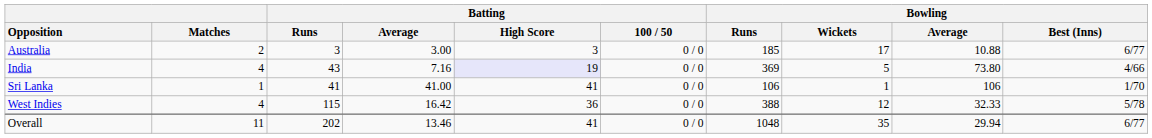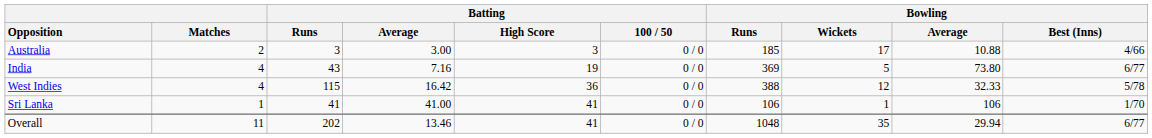(1134, 50) 6/77 -> (1134, 50) 4/66
(592, 68) lavender background -> (592, 68) no background
(1134, 68) 4/66 -> (1134, 68) 6/77
rows swapped: (30, 86) <-> (35, 104)
